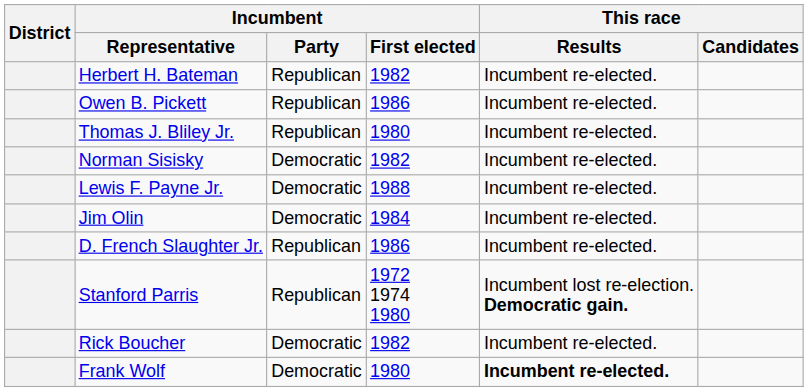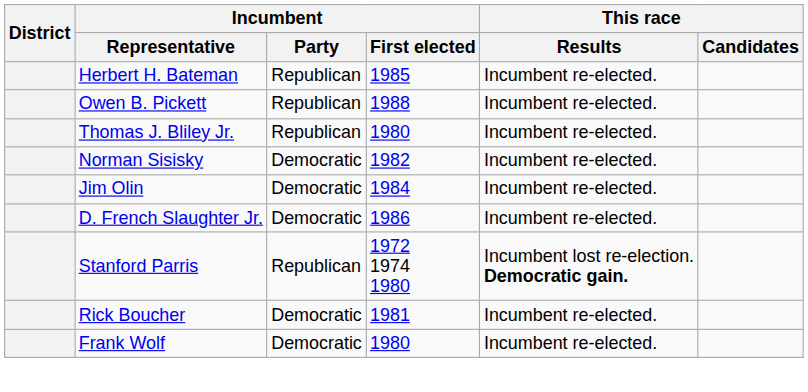(390, 75) 1982 -> (390, 75) 1985
(390, 103) 1986 -> (390, 103) 1988
- row: (151, 189)
(316, 246) Republican -> (317, 217) Democratic
(390, 343) 1982 -> (390, 314) 1981
(577, 371) bold -> (571, 343) normal
